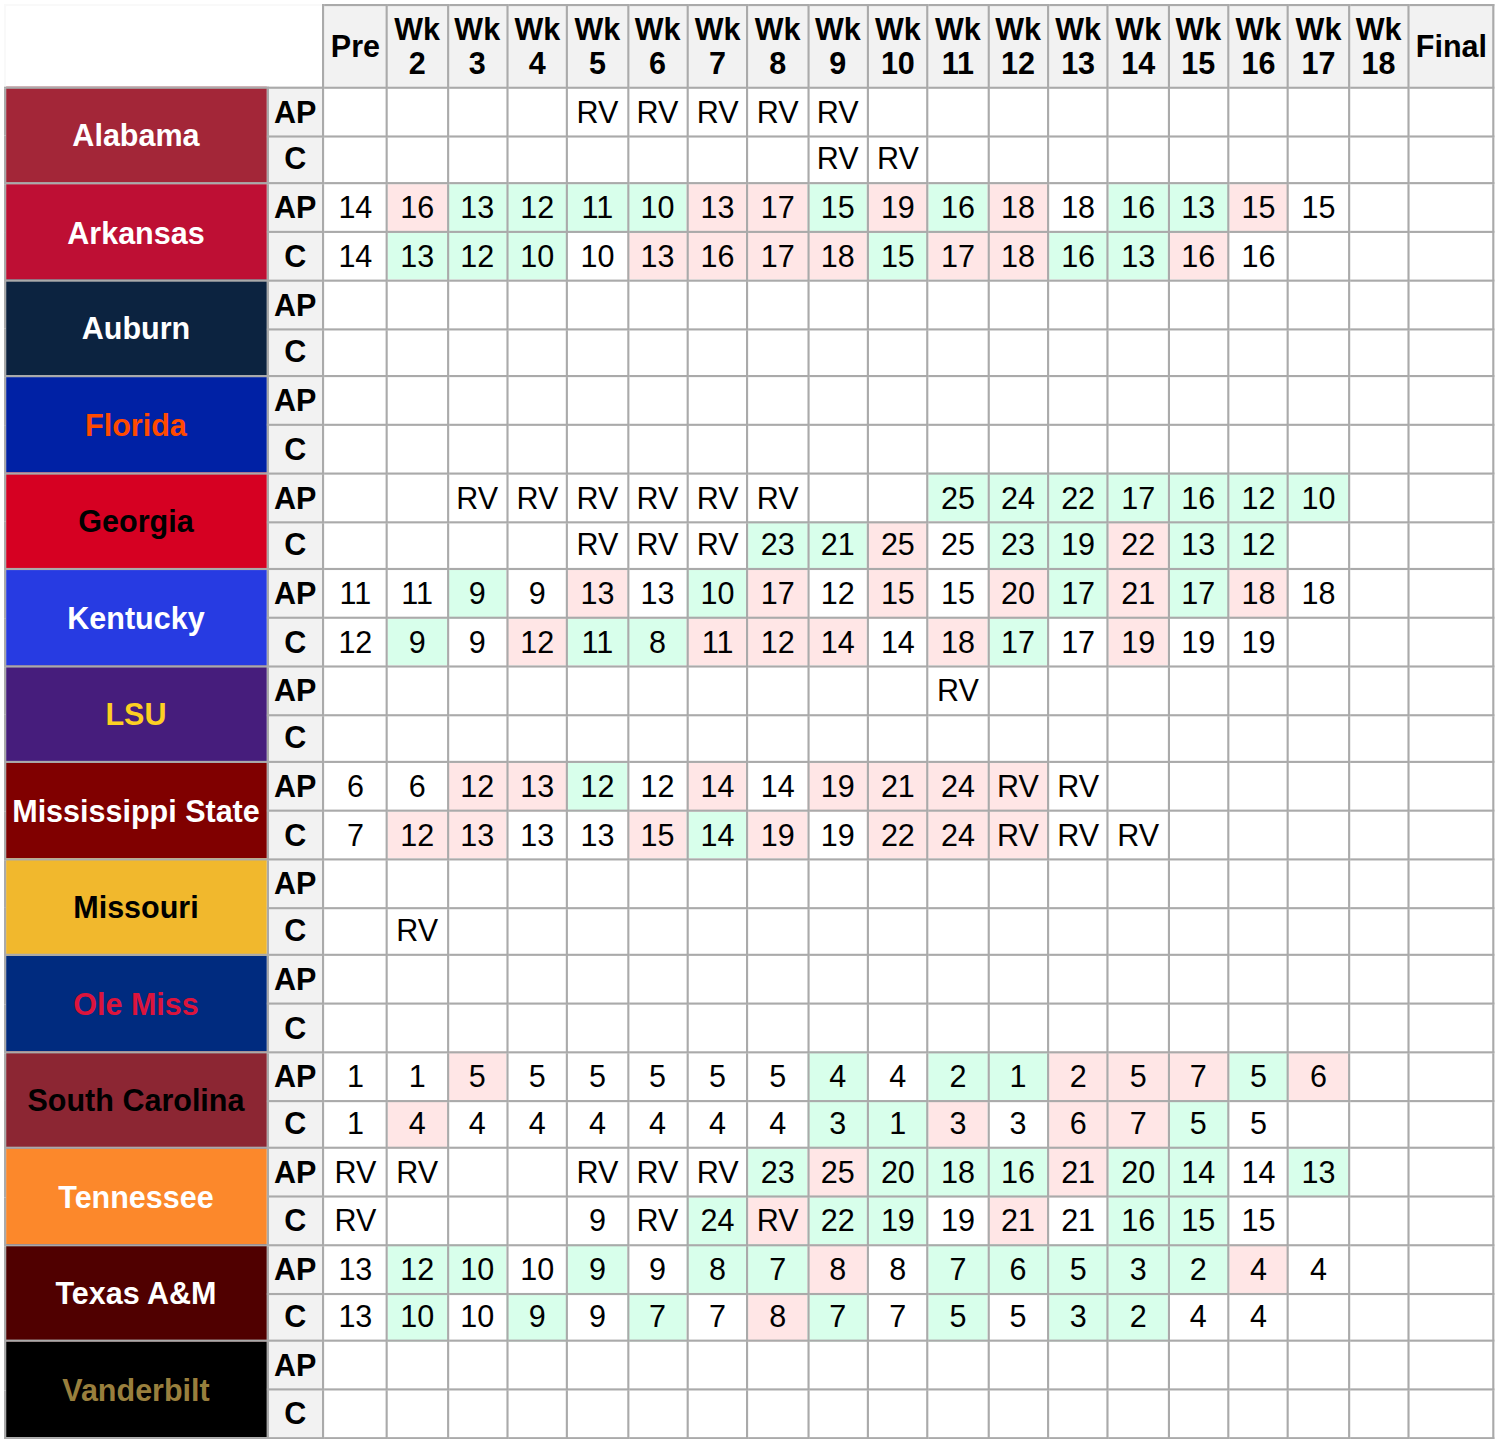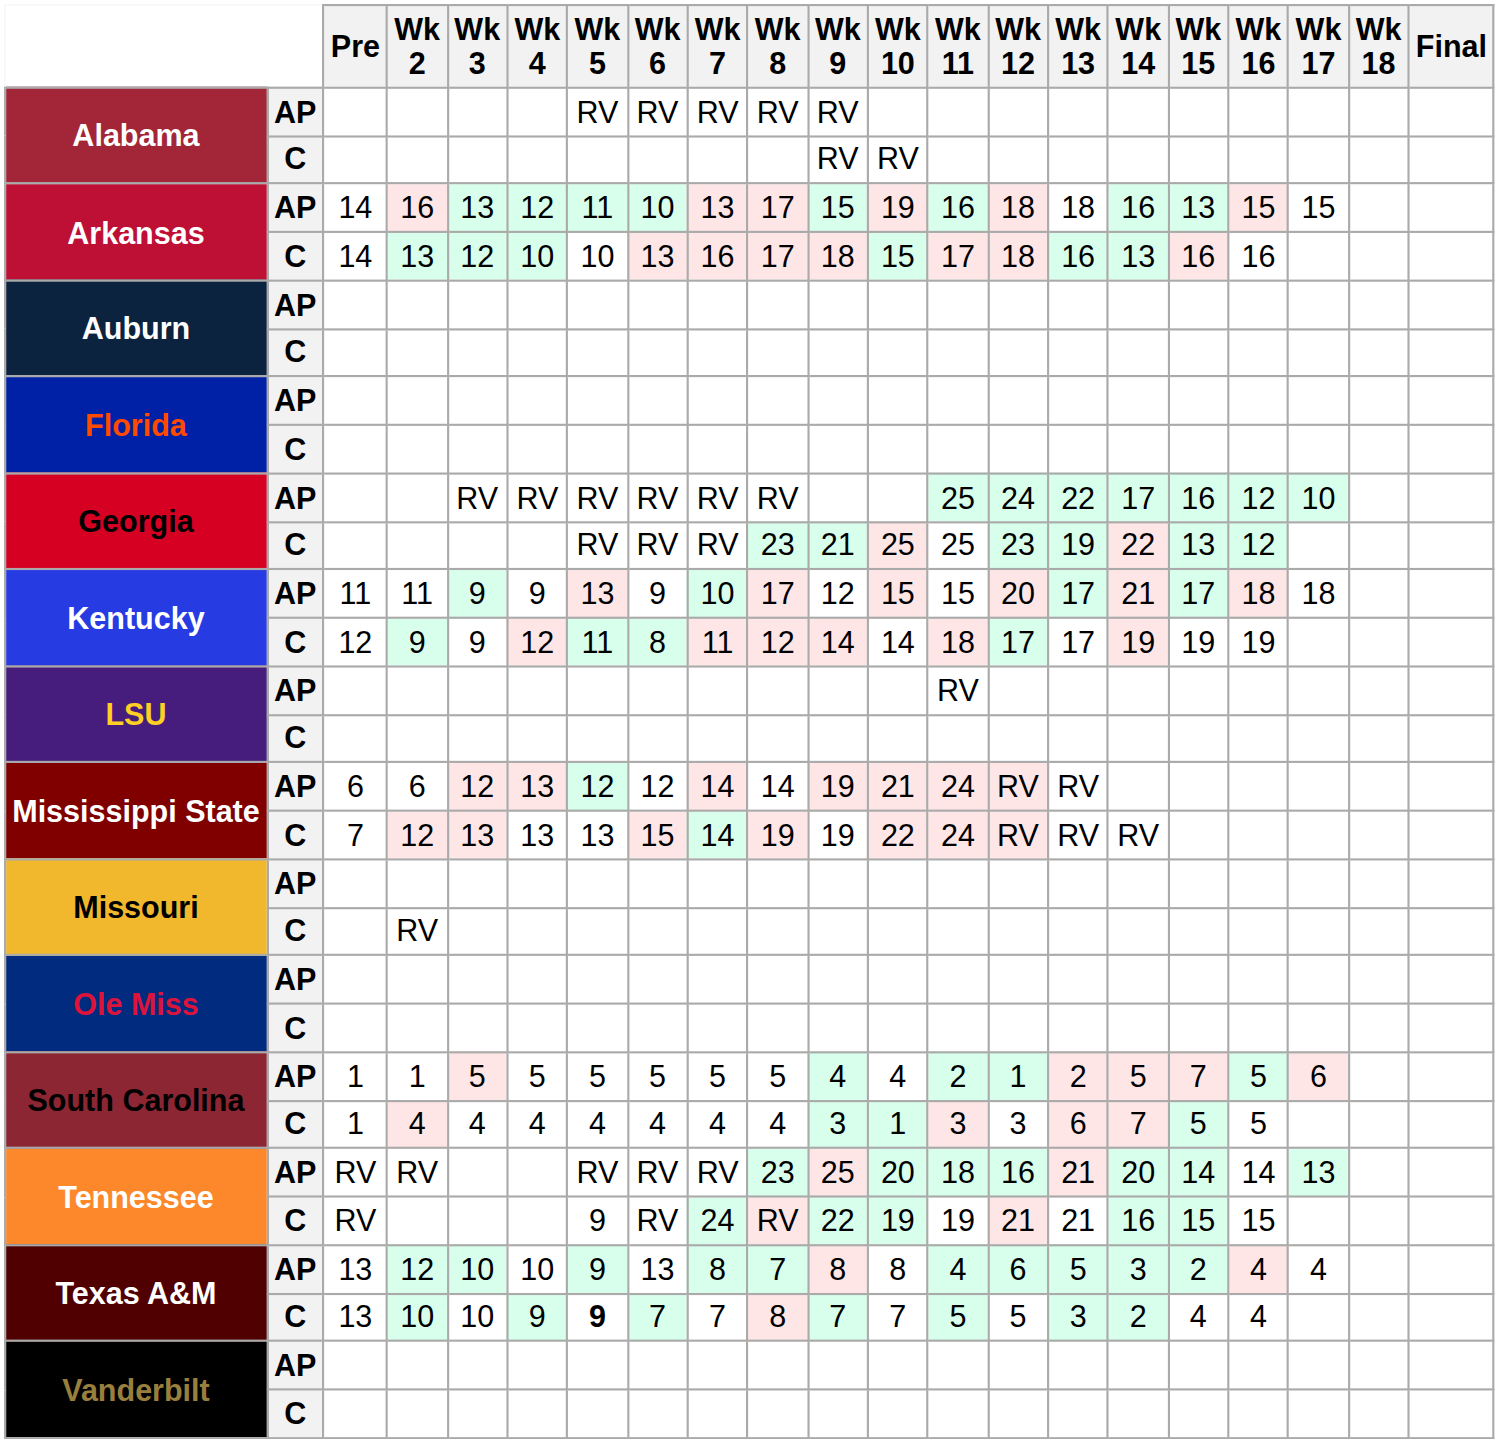(658, 594) 13 -> (658, 594) 9
(658, 1269) 9 -> (658, 1269) 13
(958, 1269) 7 -> (958, 1269) 4
(597, 1317) normal -> (597, 1317) bold
